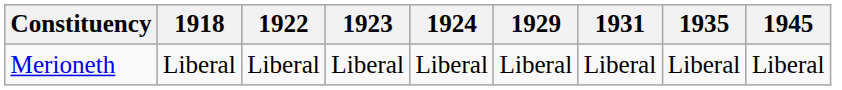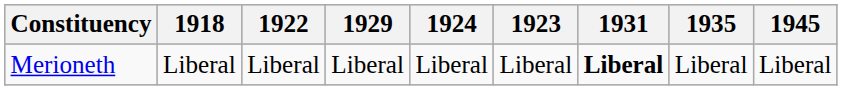columns swapped: (368, 24) <-> (536, 24)
(620, 64) normal -> (623, 64) bold
